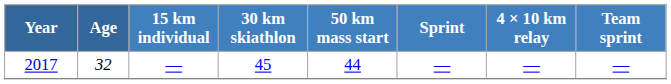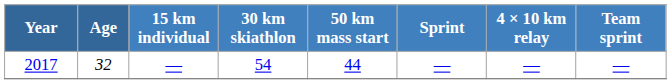(263, 65) 45 -> (263, 65) 54
